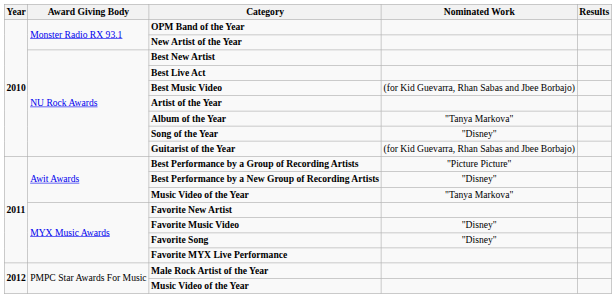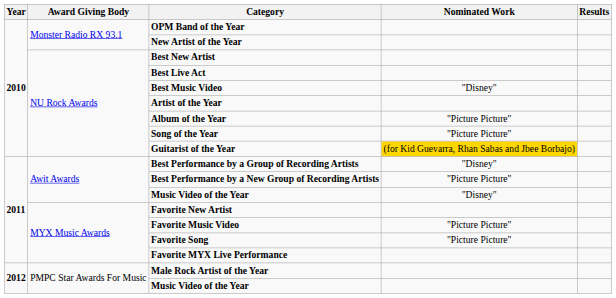(479, 88) (for Kid Guevarra, Rhan Sabas and Jbee Borbajo) -> (479, 88) "Disney"
(479, 118) "Tanya Markova" -> (479, 118) "Picture Picture"
(479, 133) "Disney" -> (479, 133) "Picture Picture"
(479, 149) no background -> (479, 149) gold background
(479, 164) "Picture Picture" -> (479, 164) "Disney"
(479, 179) "Disney" -> (479, 179) "Picture Picture"
(479, 194) "Tanya Markova" -> (479, 194) "Disney"
(479, 225) "Disney" -> (479, 225) "Picture Picture"
(479, 240) "Disney" -> (479, 240) "Picture Picture"
